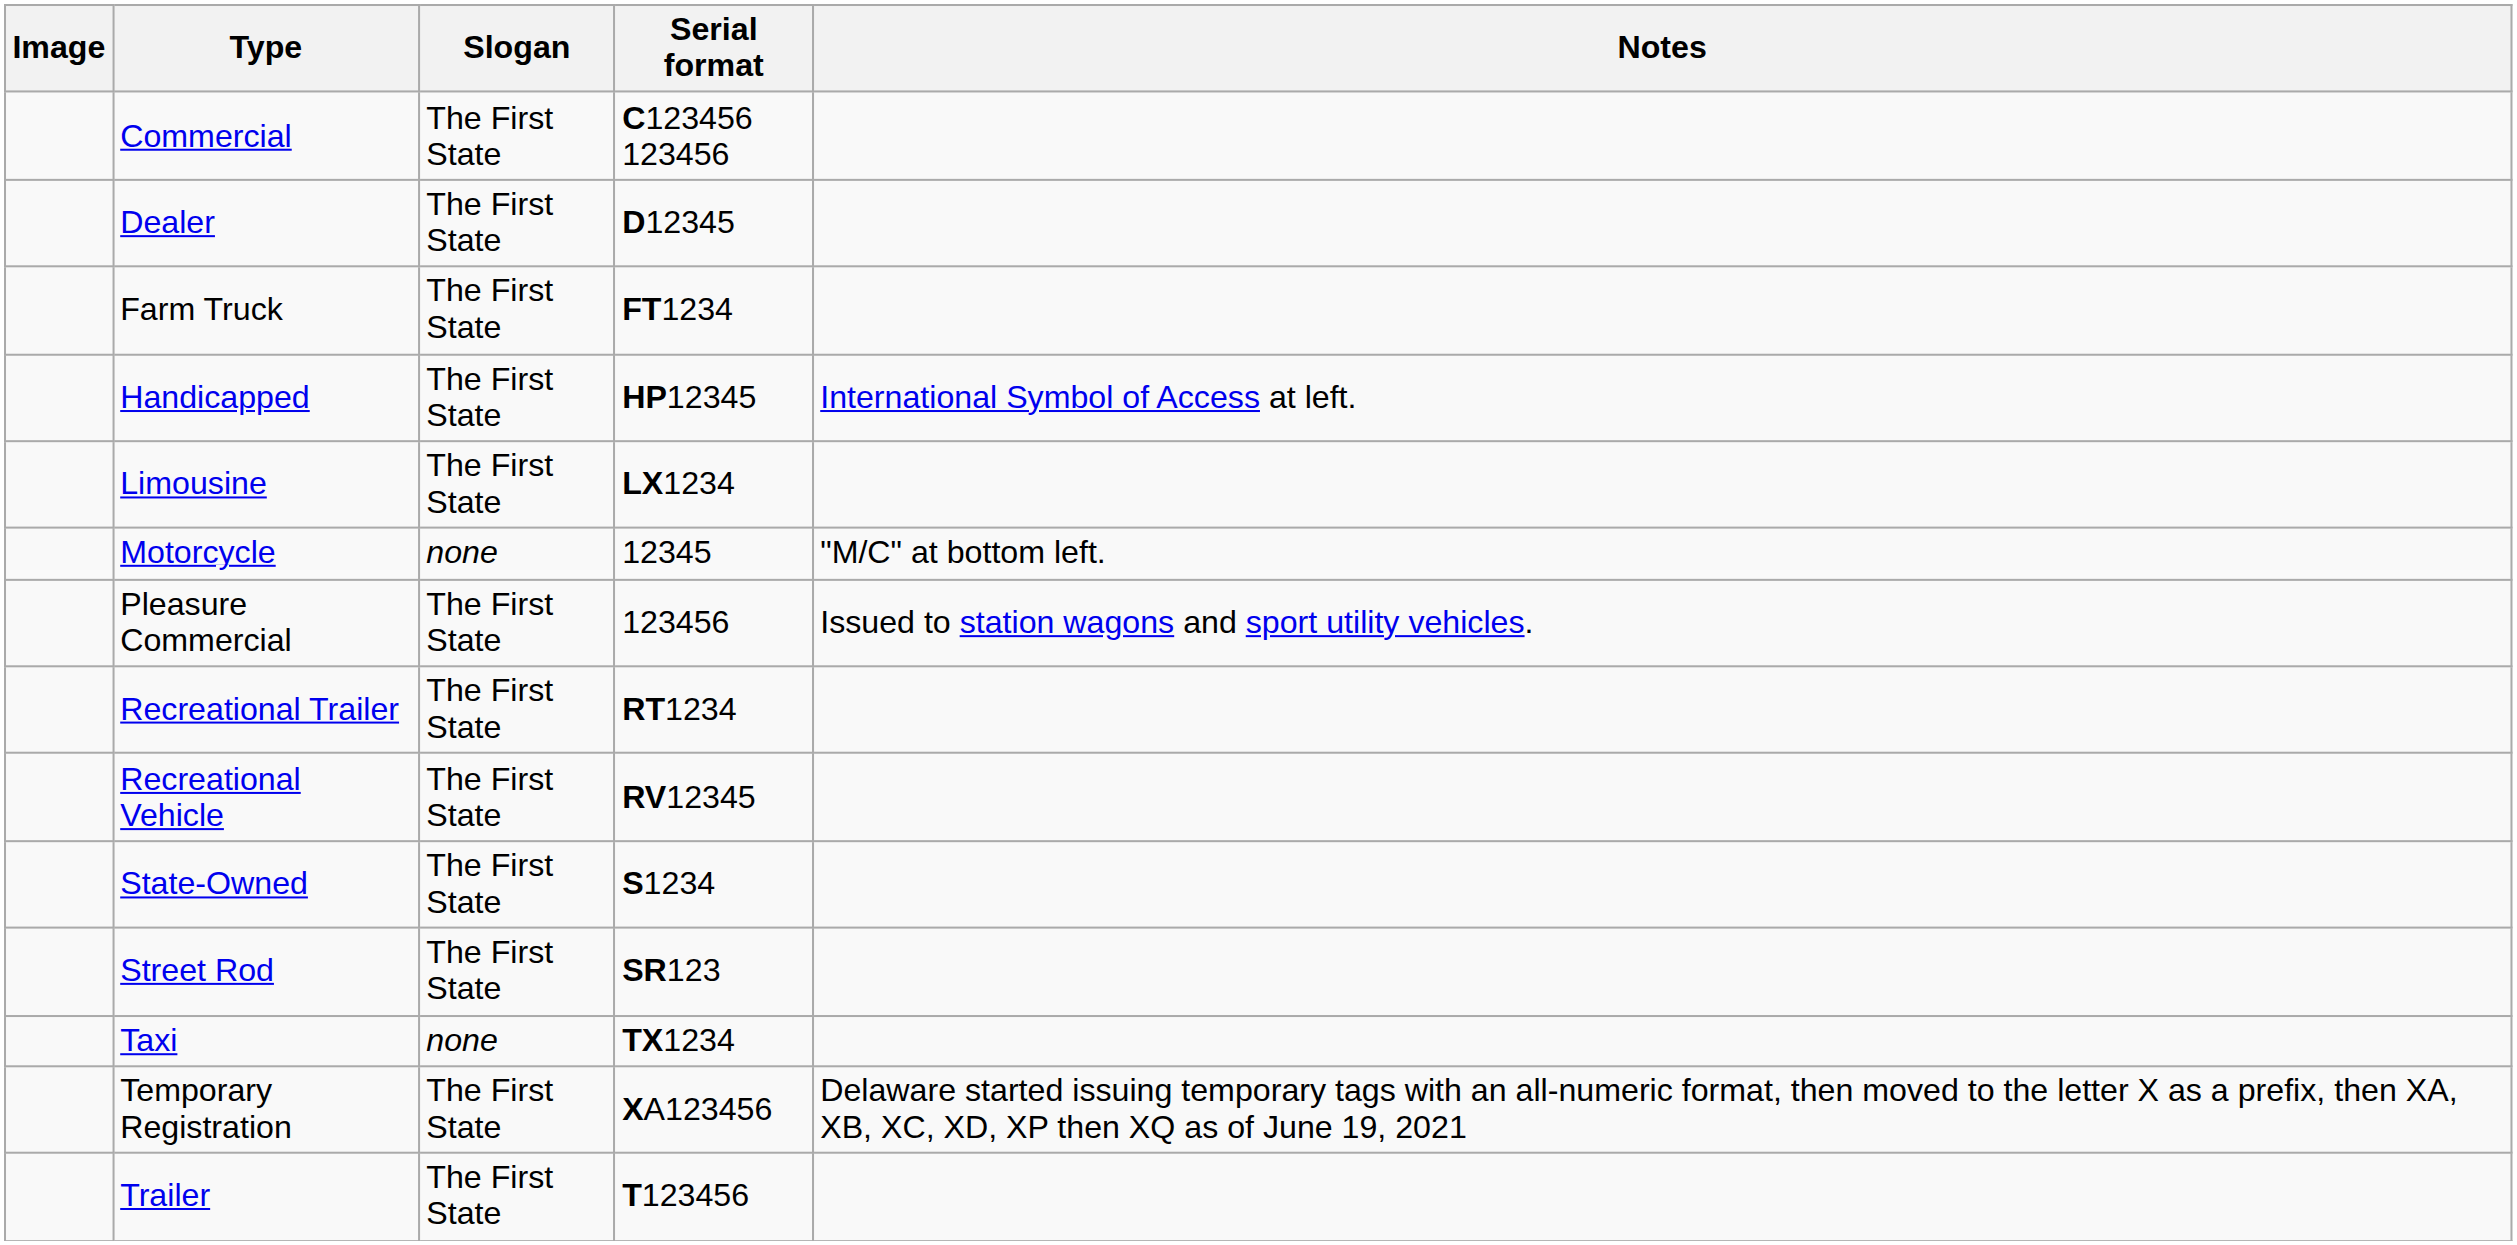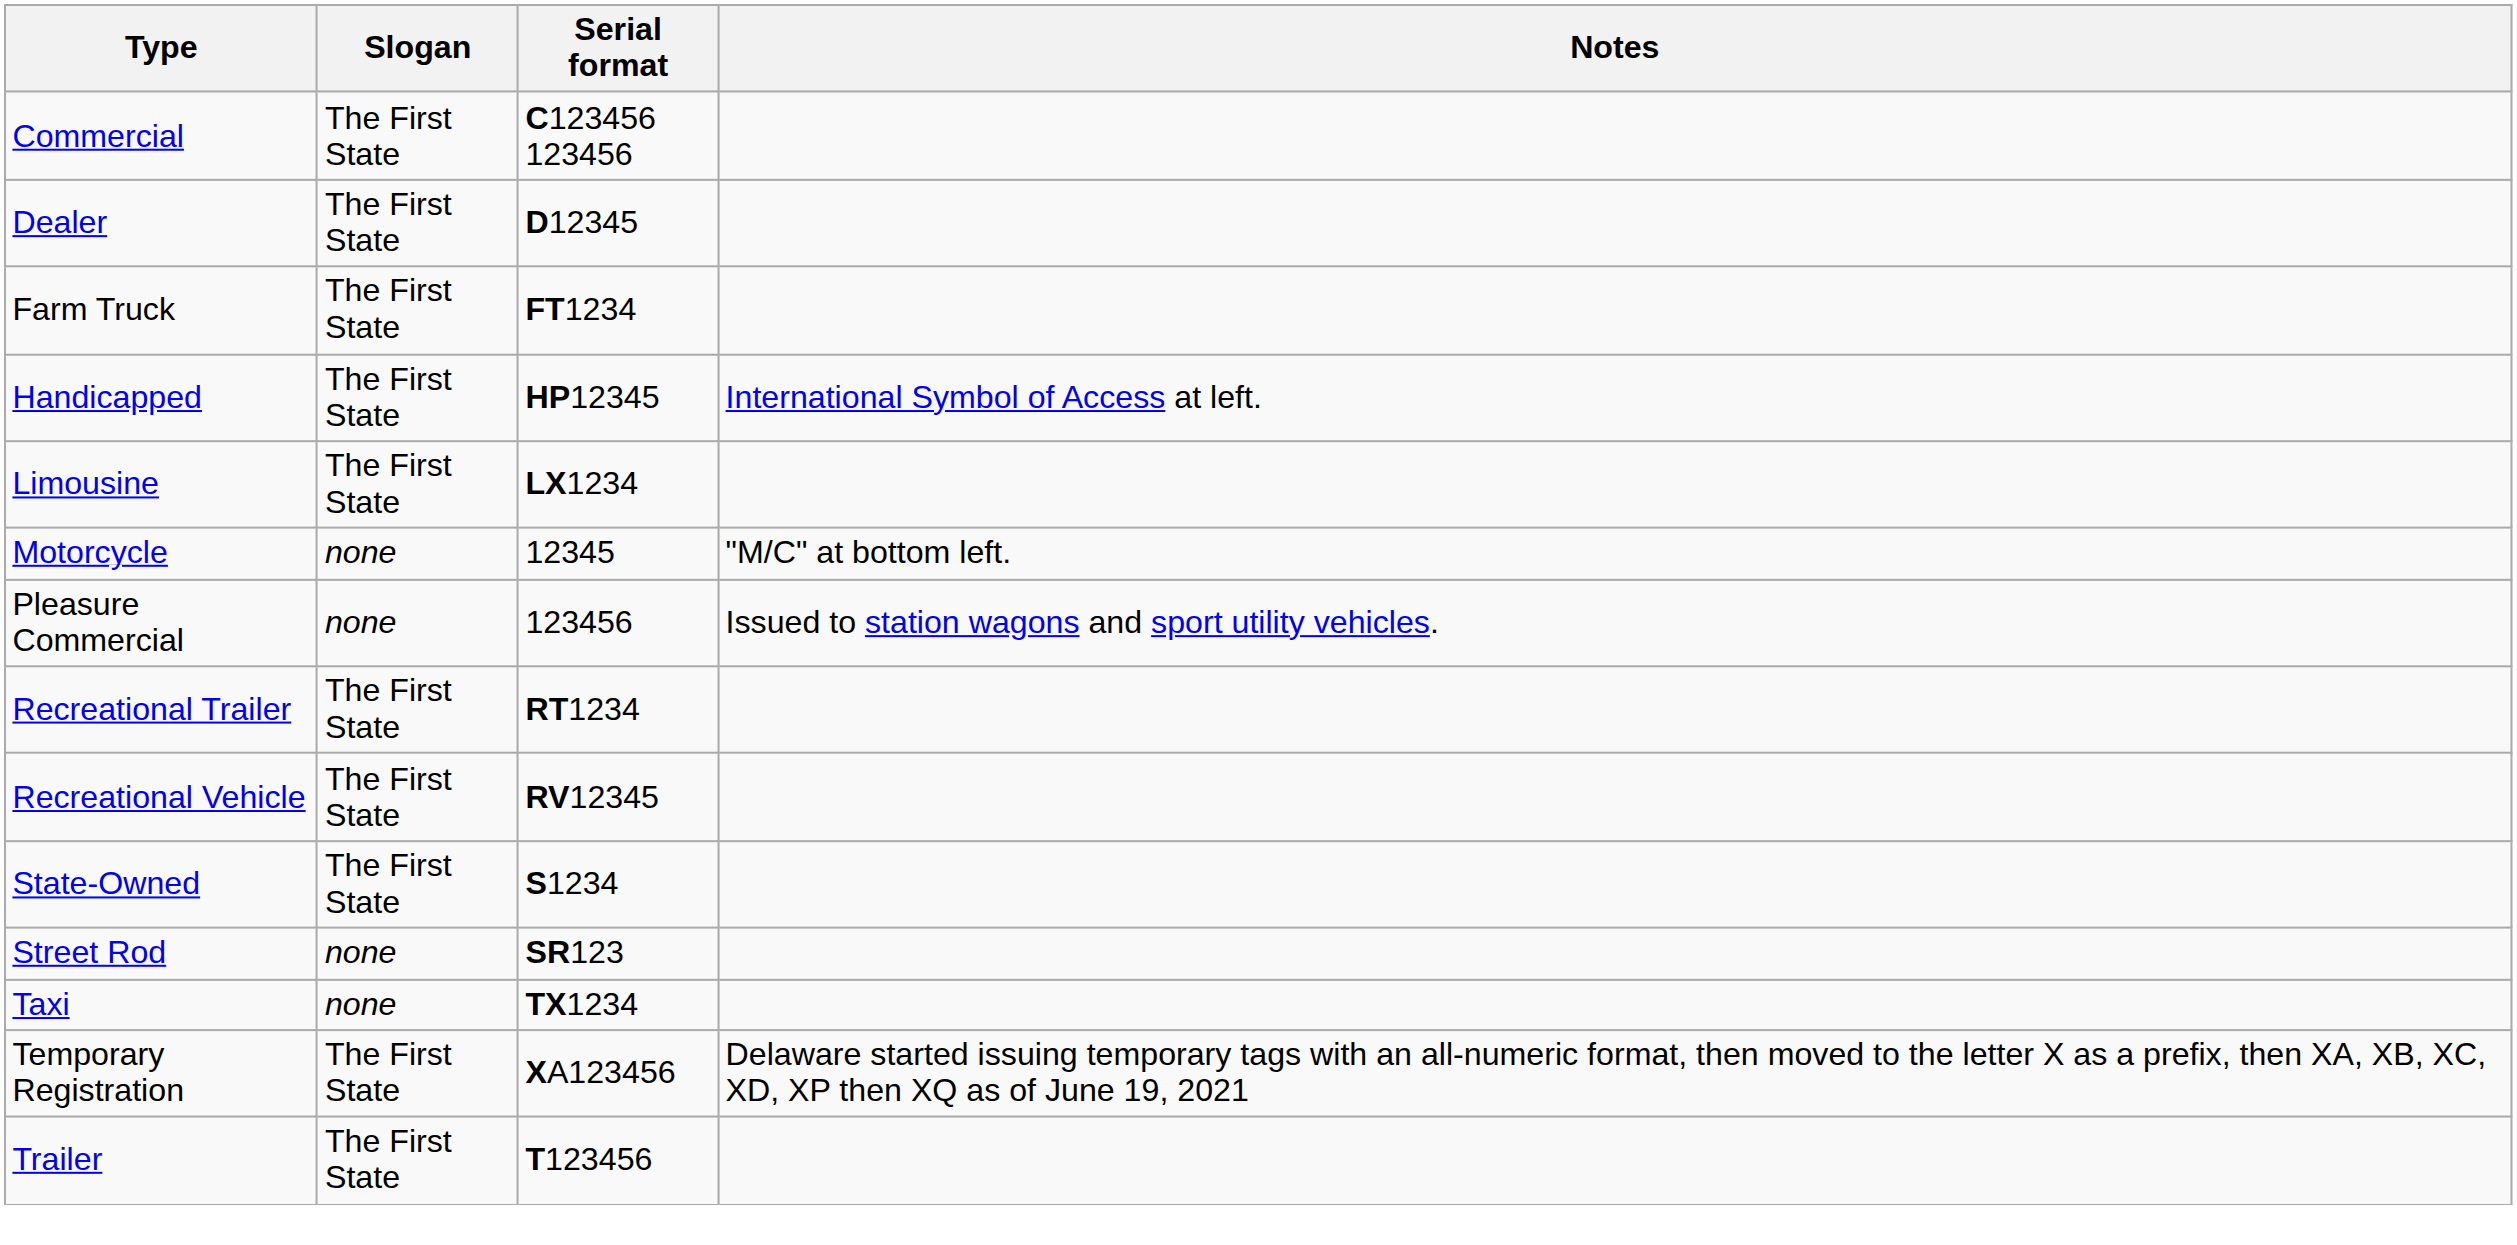- column: (59, 48)
(490, 622) The First State -> (361, 622) none
(490, 970) The First State -> (361, 952) none
